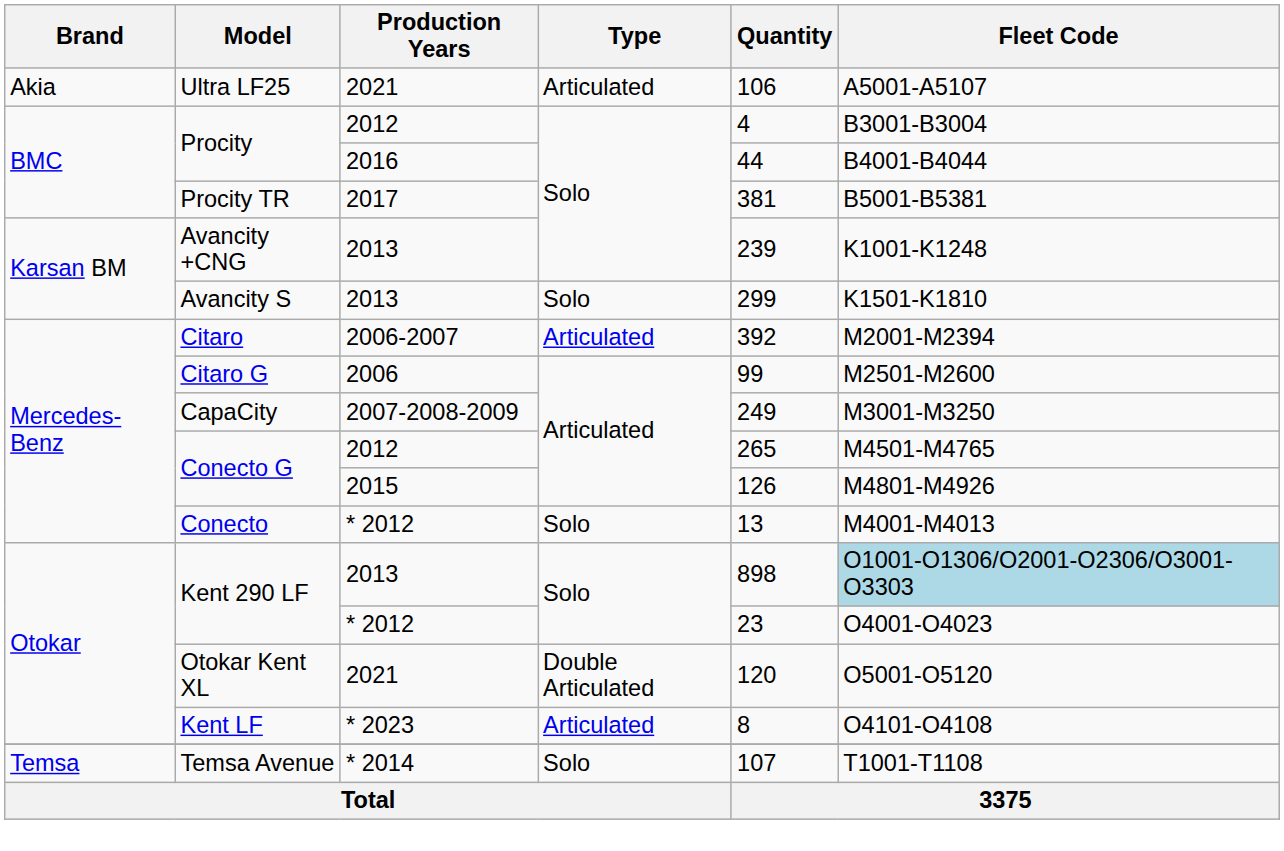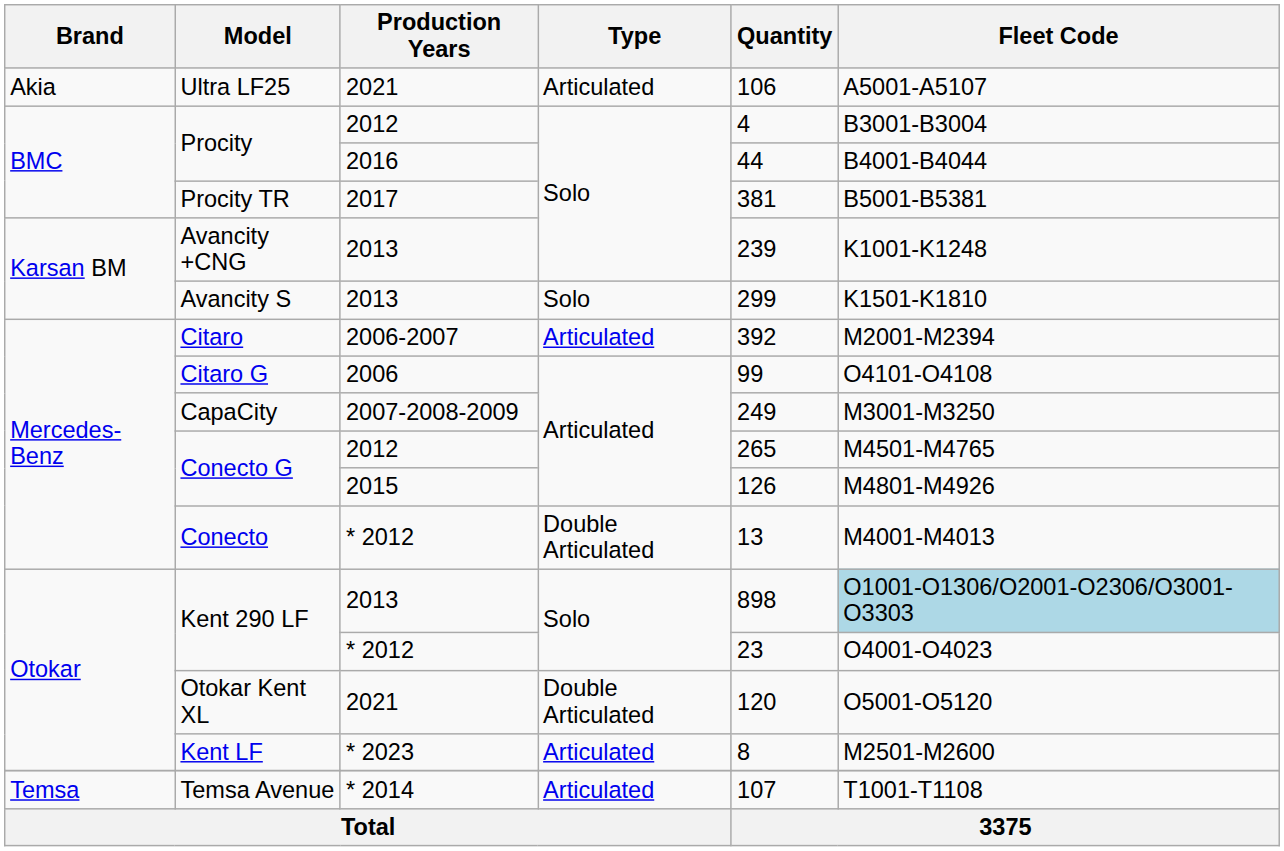(919, 374) M2501-M2600 -> (918, 374) O4101-O4108
(567, 523) Solo -> (599, 536) Double Articulated
(918, 725) O4101-O4108 -> (919, 752) M2501-M2600
(567, 763) Solo -> (599, 789) Articulated
